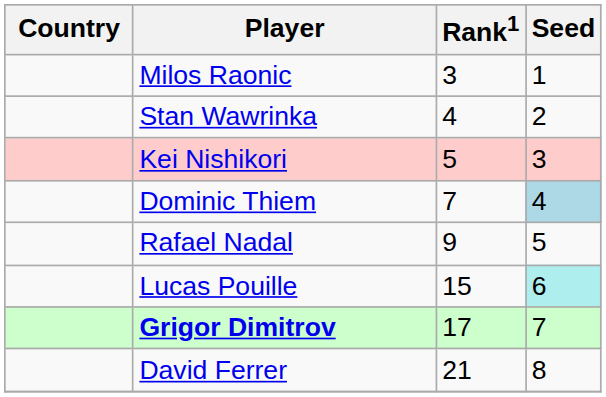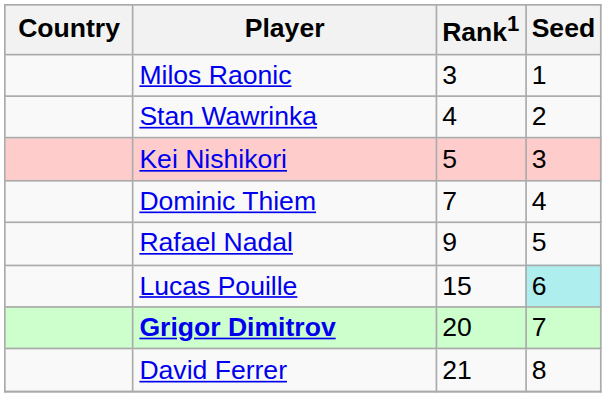(539, 201) lightblue background -> (539, 201) no background
(457, 327) 17 -> (457, 327) 20
